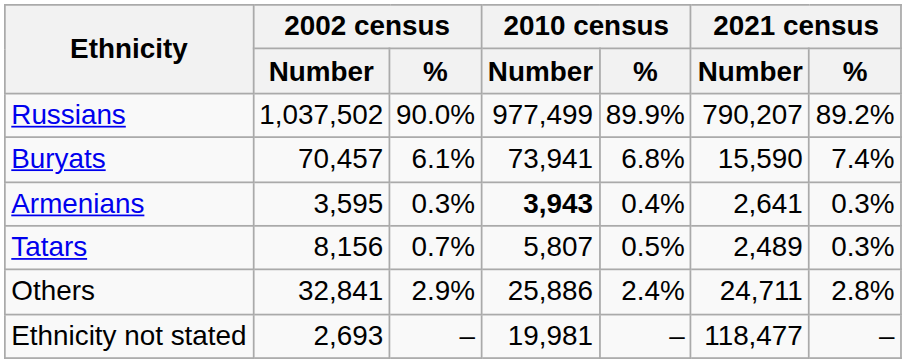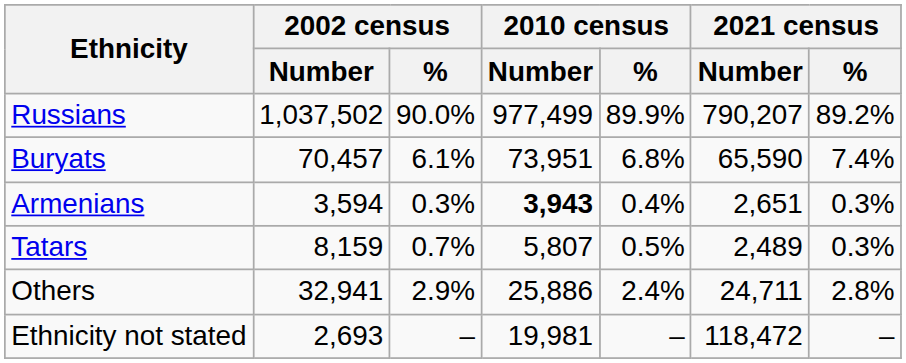(550, 159) 73,941 -> (550, 159) 73,951
(760, 159) 15,590 -> (760, 159) 65,590
(348, 203) 3,595 -> (348, 203) 3,594
(768, 203) 2,641 -> (768, 203) 2,651
(348, 247) 8,156 -> (348, 247) 8,159
(341, 291) 32,841 -> (341, 291) 32,941
(754, 335) 118,477 -> (754, 335) 118,472
